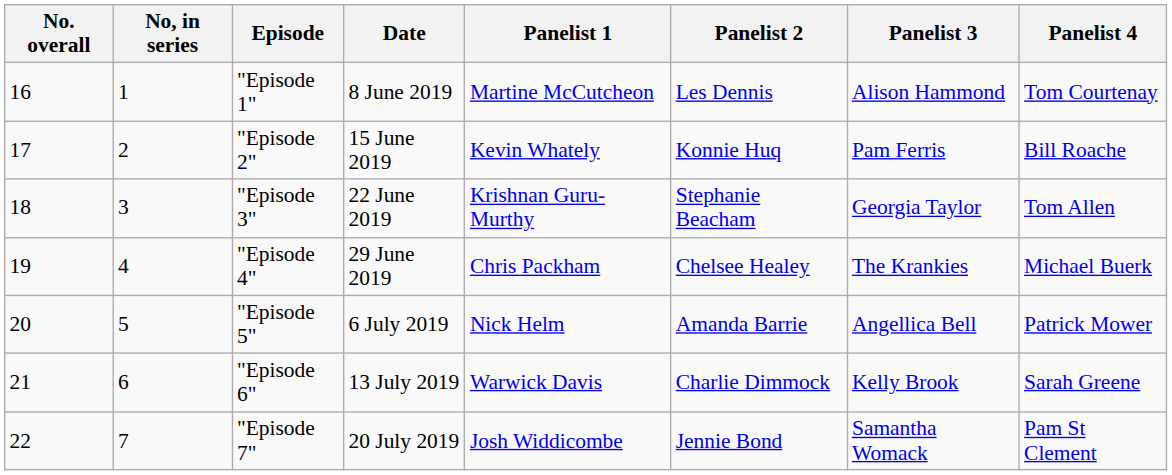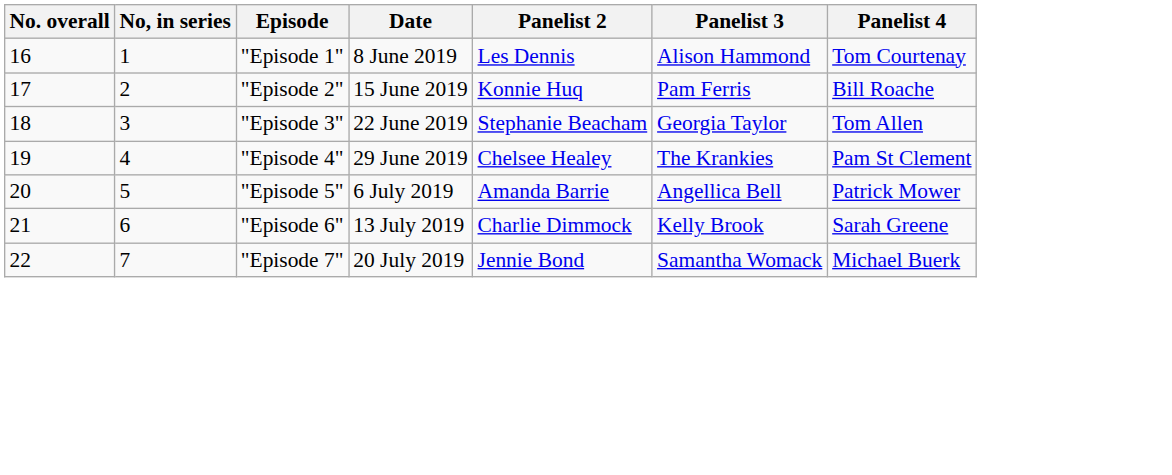- column: (568, 33)
(1088, 266) Michael Buerk -> (902, 157) Pam St Clement
(1060, 440) Pam St Clement -> (896, 259) Michael Buerk
